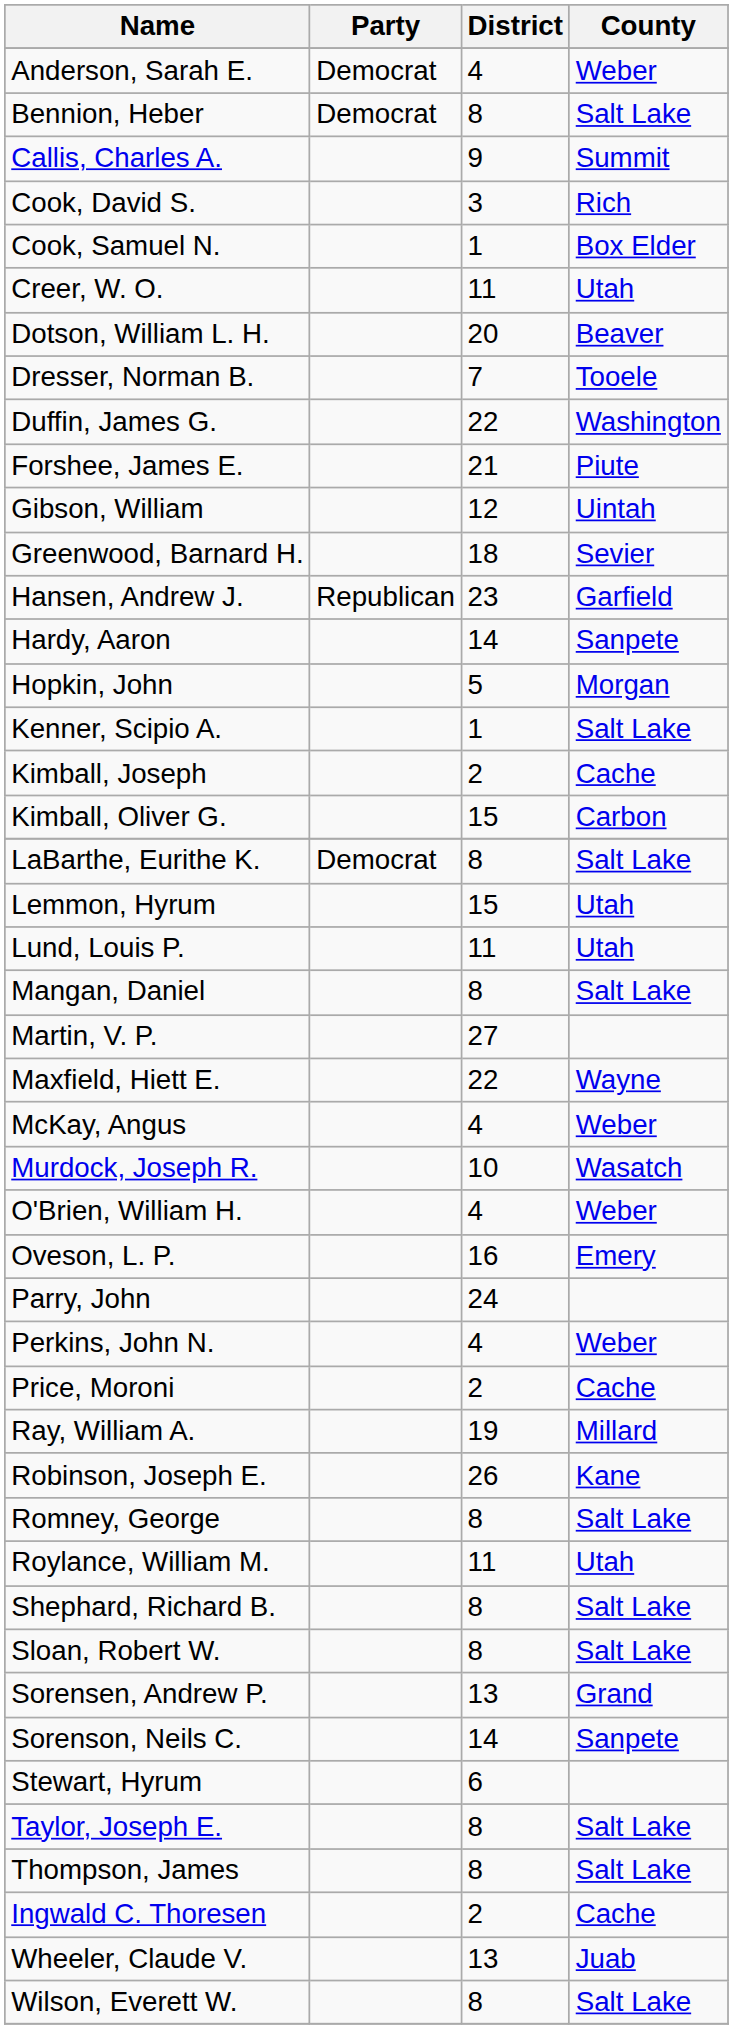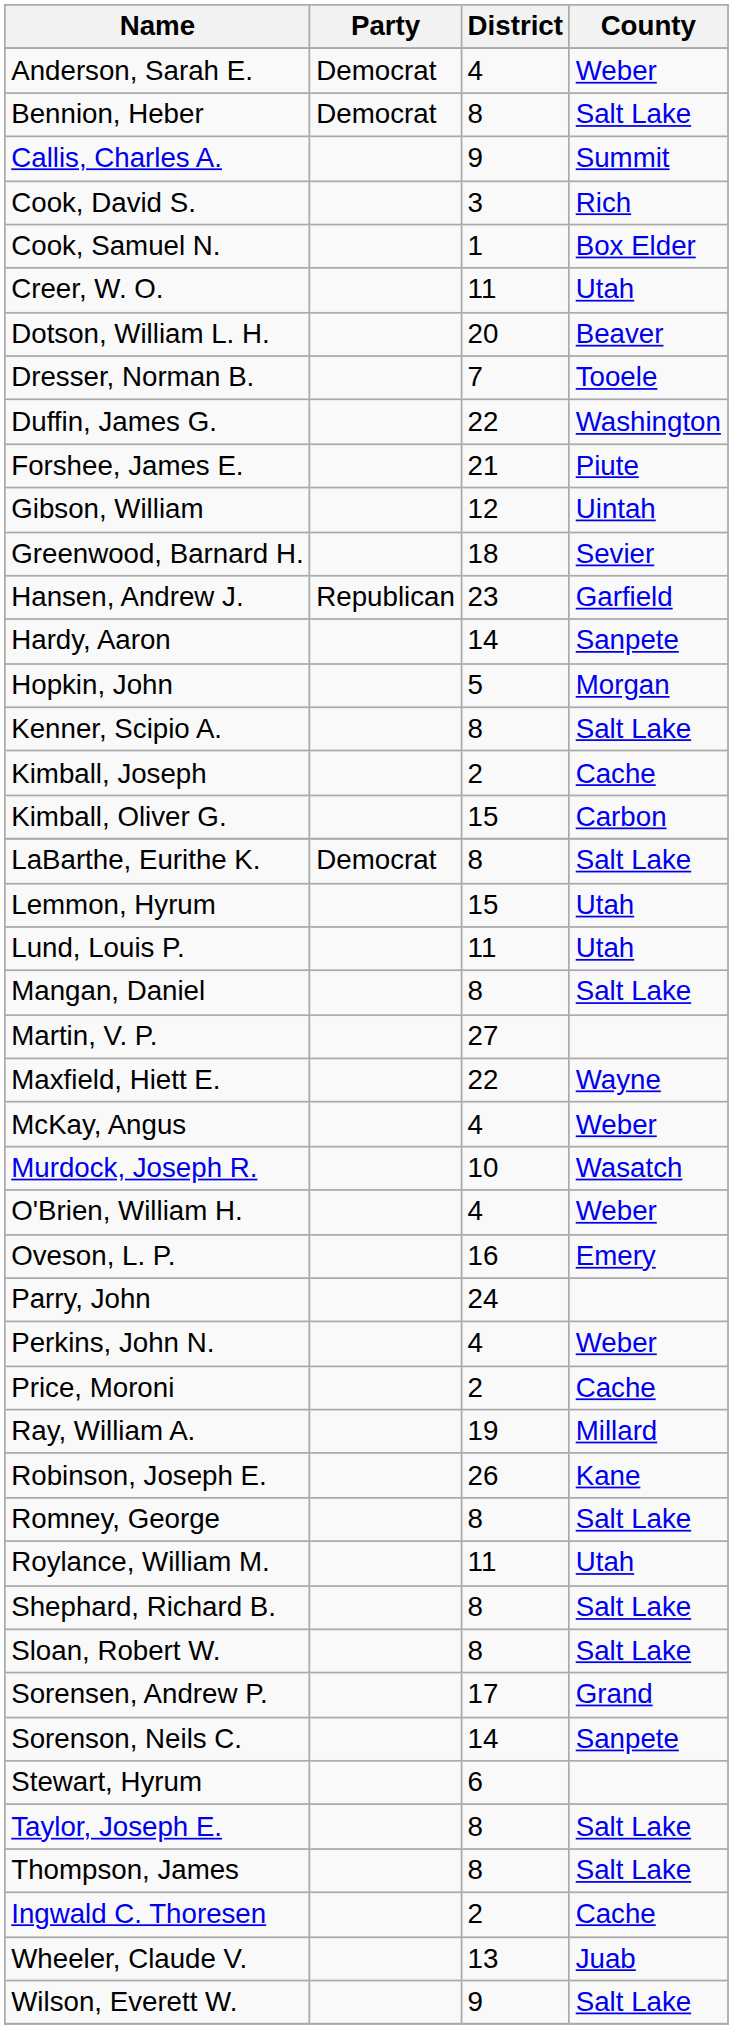(475, 728) 1 -> (475, 728) 8
(483, 1694) 13 -> (483, 1694) 17
(475, 2001) 8 -> (475, 2001) 9
